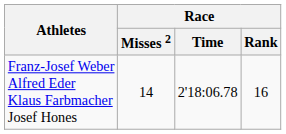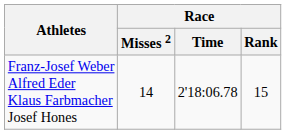(261, 92) 16 -> (261, 92) 15
